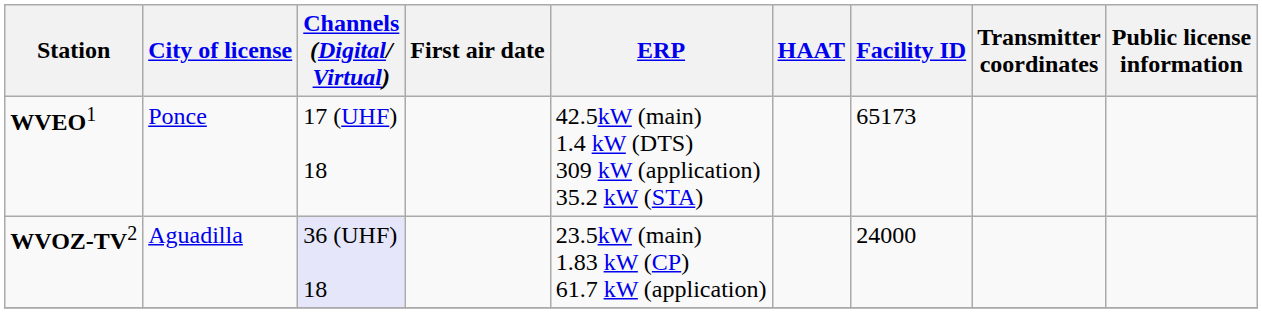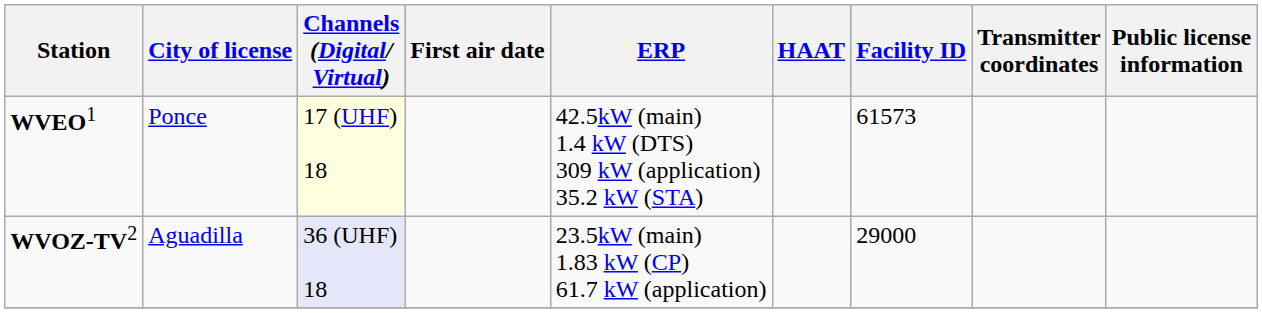(350, 142) no background -> (350, 142) lightyellow background
(886, 115) 65173 -> (886, 115) 61573
(886, 234) 24000 -> (886, 234) 29000
